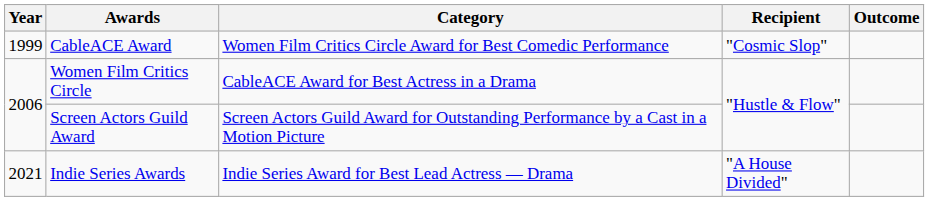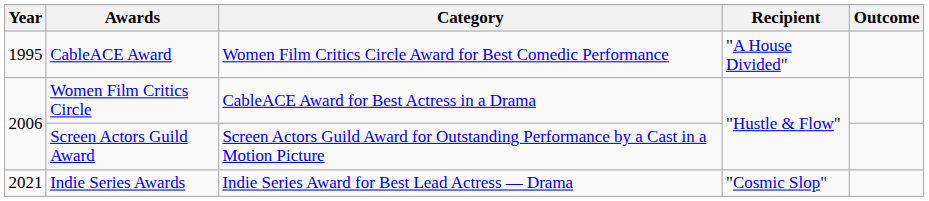(25, 44) 1999 -> (25, 54) 1995
(777, 44) "Cosmic Slop" -> (759, 54) "A House Divided"
(759, 173) "A House Divided" -> (777, 182) "Cosmic Slop"
